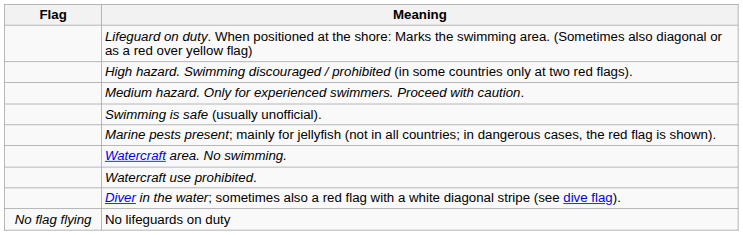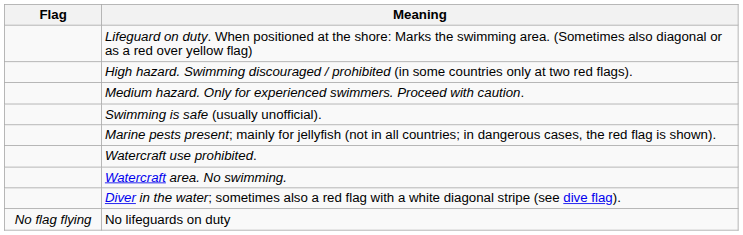rows swapped: (196, 156) <-> (181, 177)
